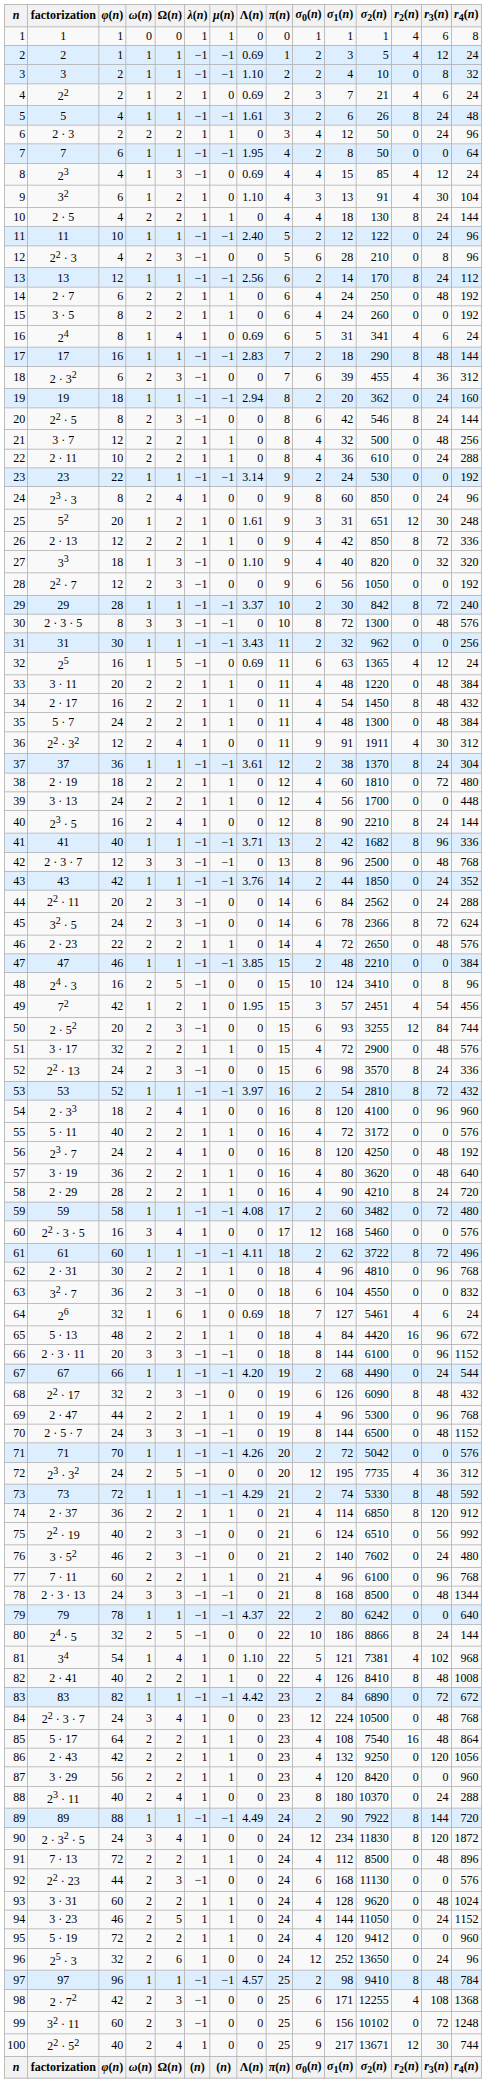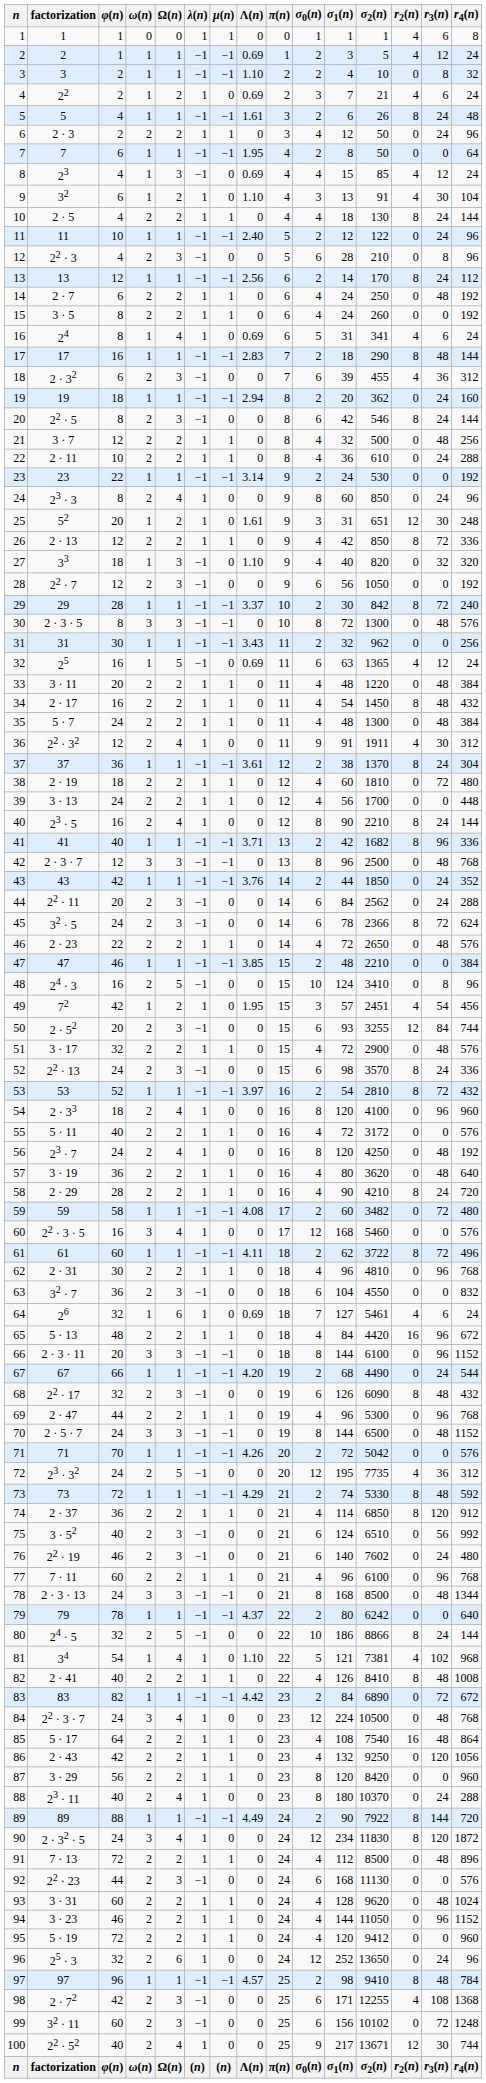(63, 1533) 22 · 19 -> (63, 1533) 3 · 52
(63, 1556) 3 · 52 -> (63, 1556) 22 · 19
(319, 1556) 2 -> (319, 1556) 6
(319, 1776) 4 -> (319, 1776) 8
(179, 1919) 5 -> (179, 1919) 2
(443, 1919) 24 -> (443, 1919) 96
